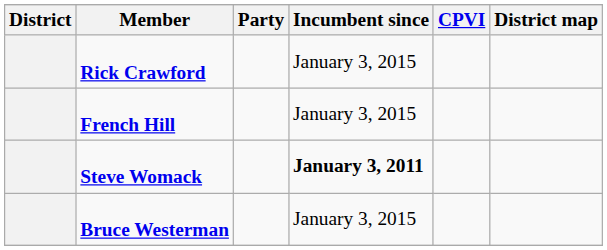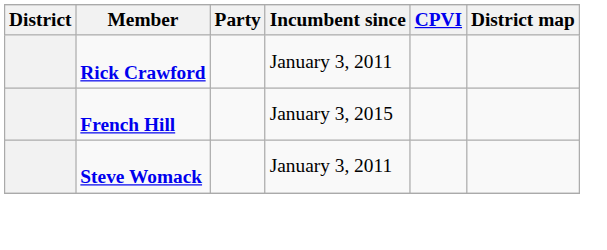(355, 61) January 3, 2015 -> (331, 61) January 3, 2011
(358, 166) bold -> (331, 166) normal
- row: (155, 229)
